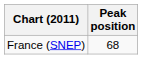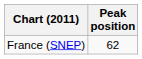(113, 44) 68 -> (113, 44) 62
